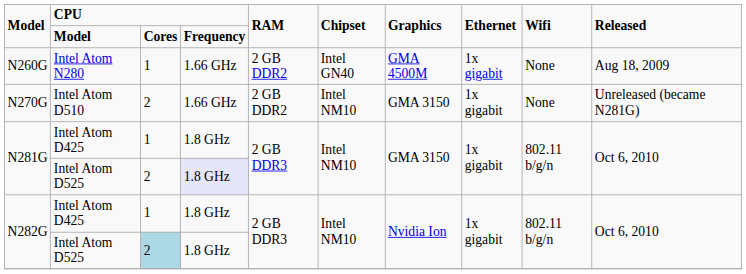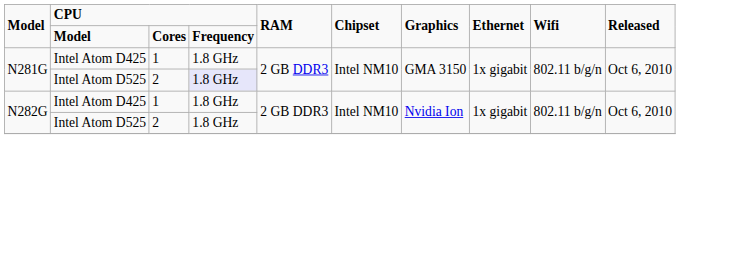- row: (28, 66)
- row: (28, 102)
(147, 250) lightblue background -> (156, 123) no background
